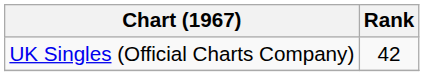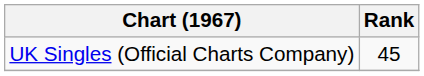(389, 53) 42 -> (389, 53) 45
